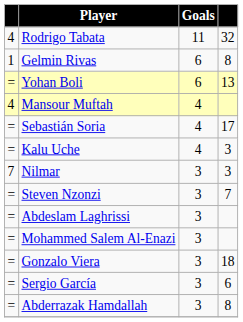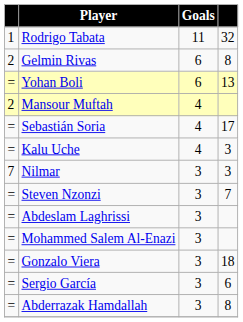(11, 38) 4 -> (11, 38) 1
(11, 60) 1 -> (11, 60) 2
(11, 105) 4 -> (11, 105) 2
